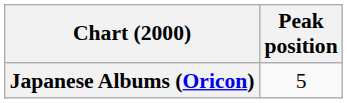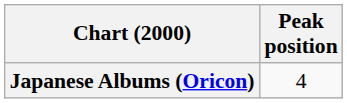(301, 80) 5 -> (301, 80) 4
